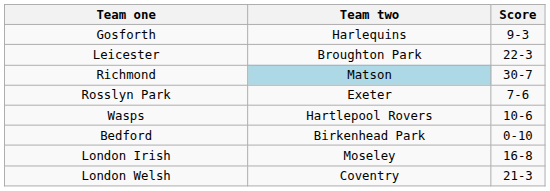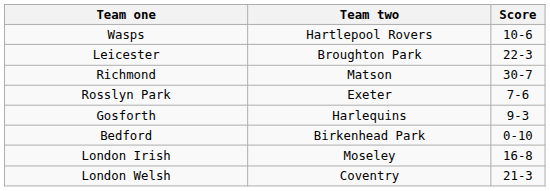rows swapped: (126, 35) <-> (126, 115)
(370, 75) lightblue background -> (370, 75) no background
